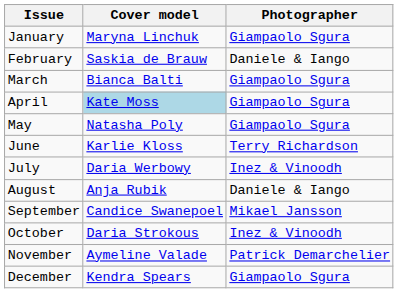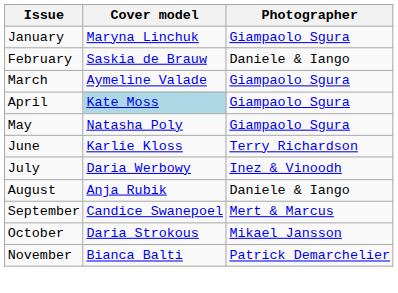(135, 81) Bianca Balti -> (147, 81) Aymeline Valade
(286, 212) Mikael Jansson -> (282, 212) Mert & Marcus
(286, 234) Inez & Vinoodh -> (286, 234) Mikael Jansson
(147, 255) Aymeline Valade -> (135, 255) Bianca Balti
- row: (40, 277)
